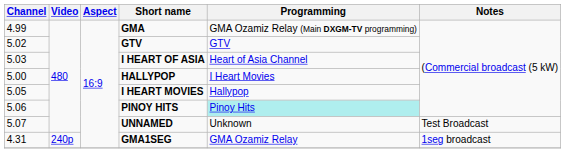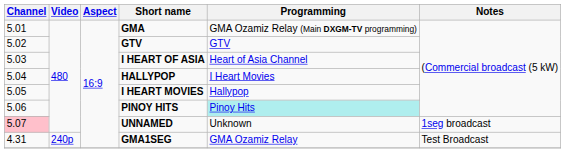(16, 28) 4.99 -> (16, 28) 5.01
(16, 76) 5.00 -> (16, 76) 5.04
(16, 124) no background -> (16, 124) pink background
(455, 124) Test Broadcast -> (456, 124) 1seg broadcast
(456, 140) 1seg broadcast -> (455, 140) Test Broadcast
